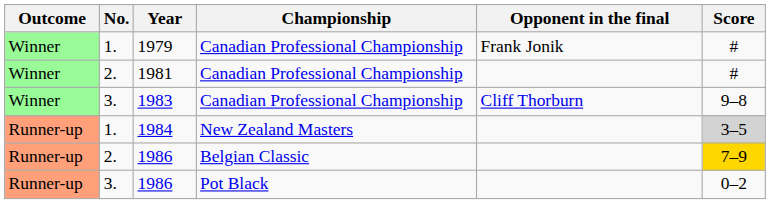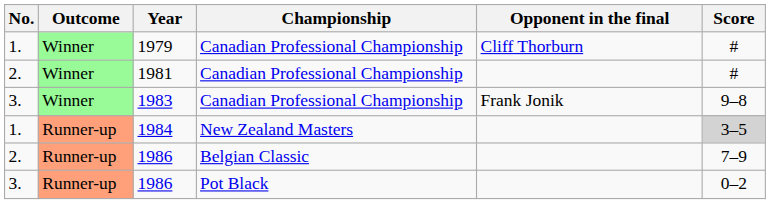columns swapped: (52, 18) <-> (117, 18)
(522, 45) Frank Jonik -> (532, 45) Cliff Thorburn
(532, 101) Cliff Thorburn -> (522, 101) Frank Jonik
(734, 156) gold background -> (734, 156) no background
